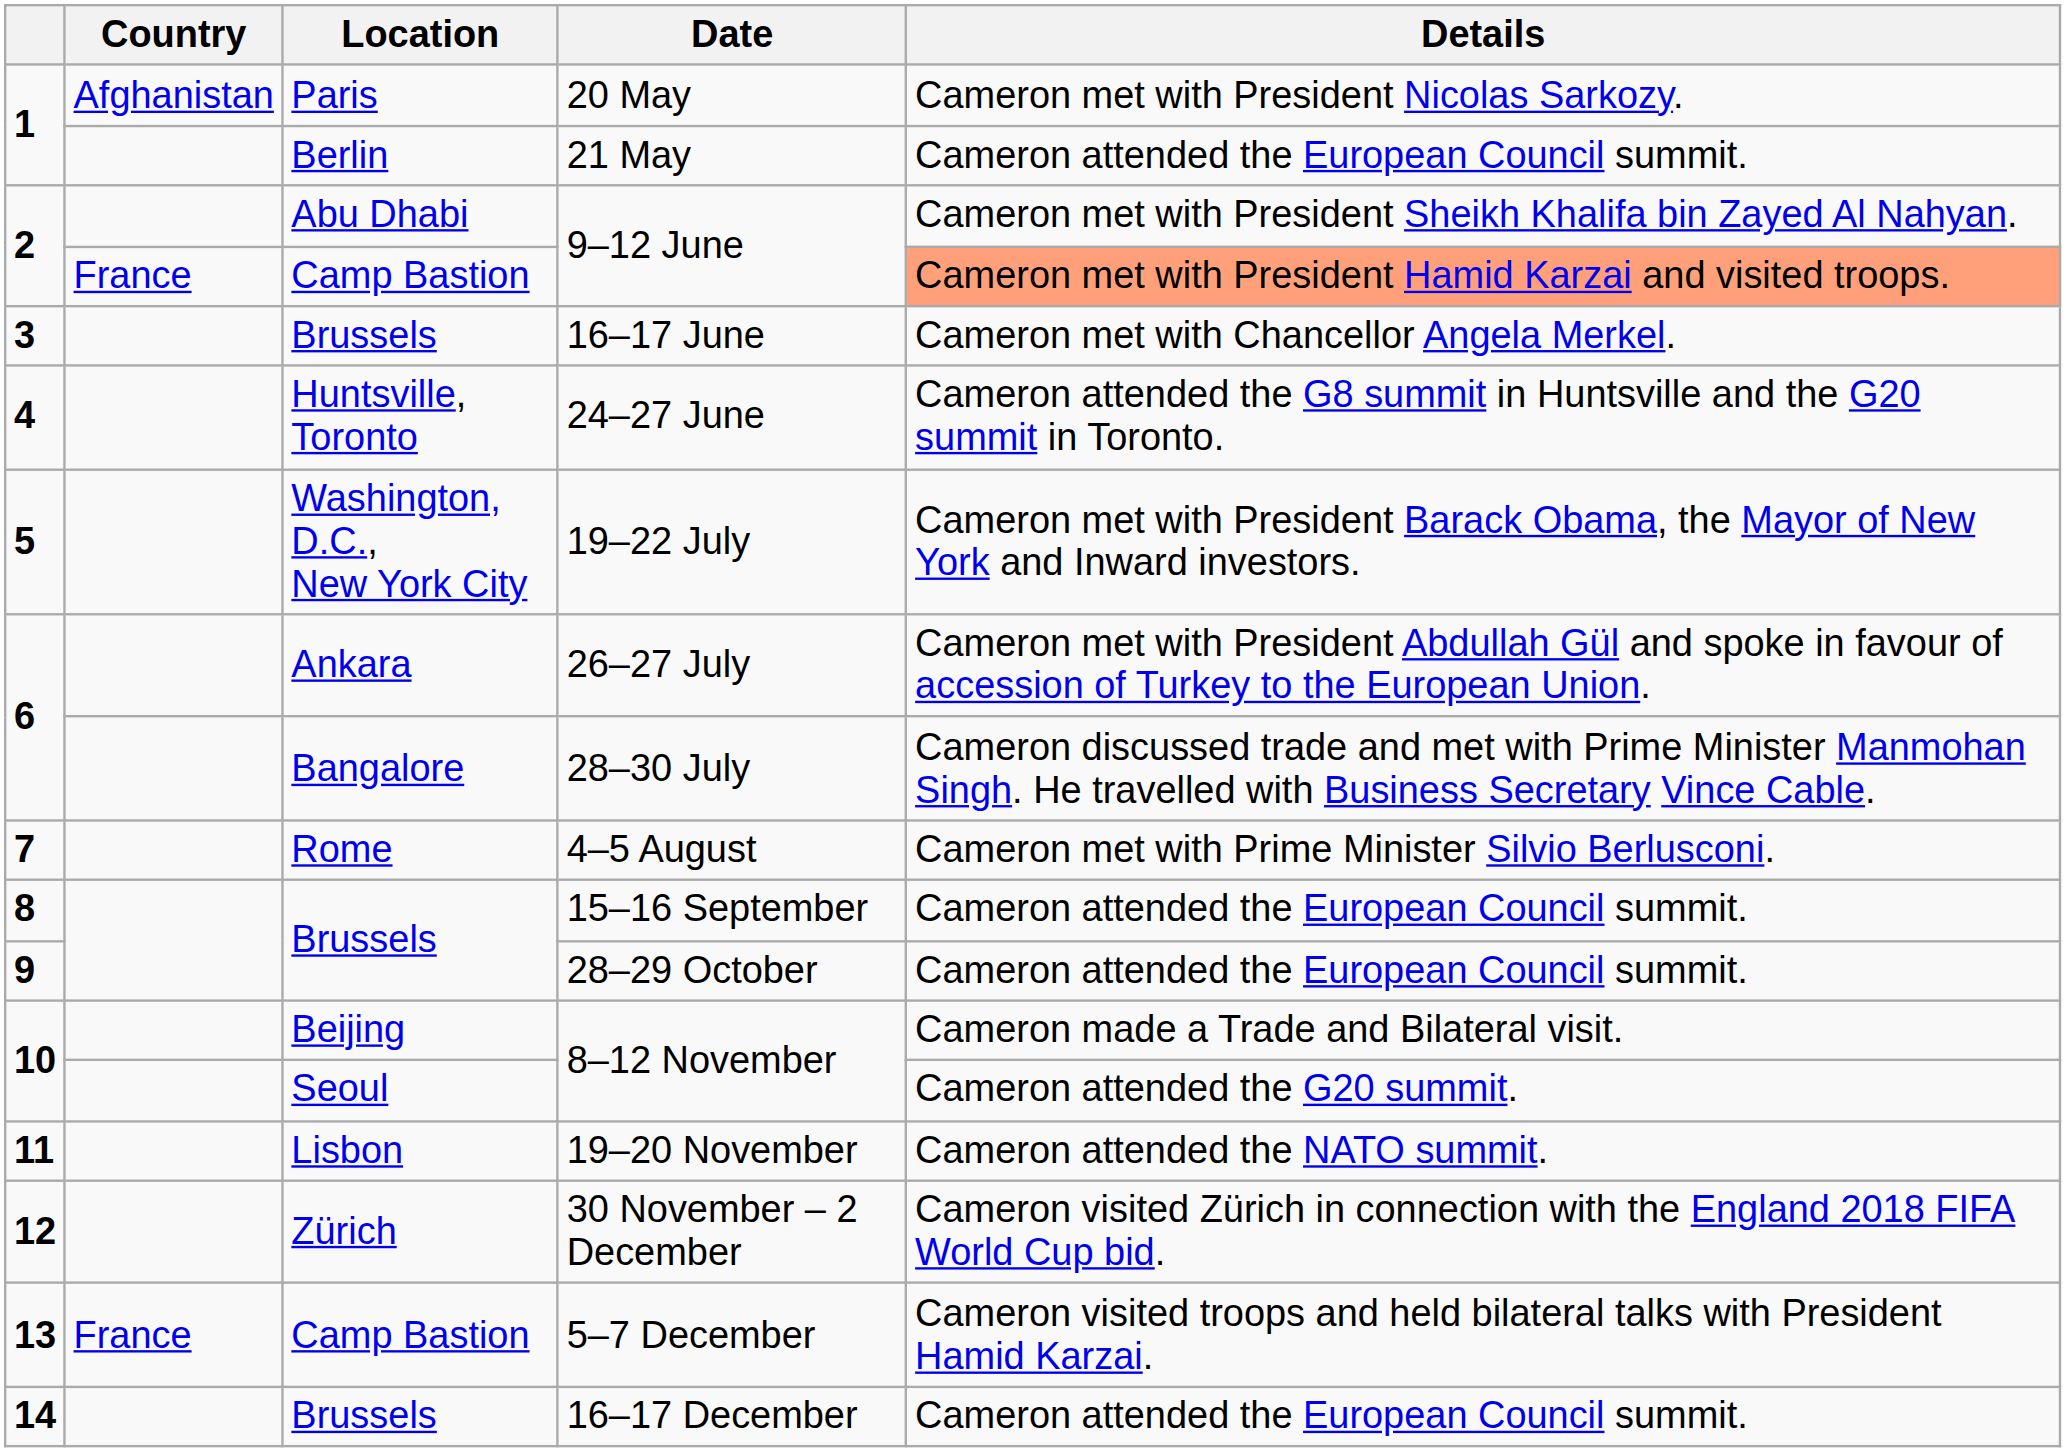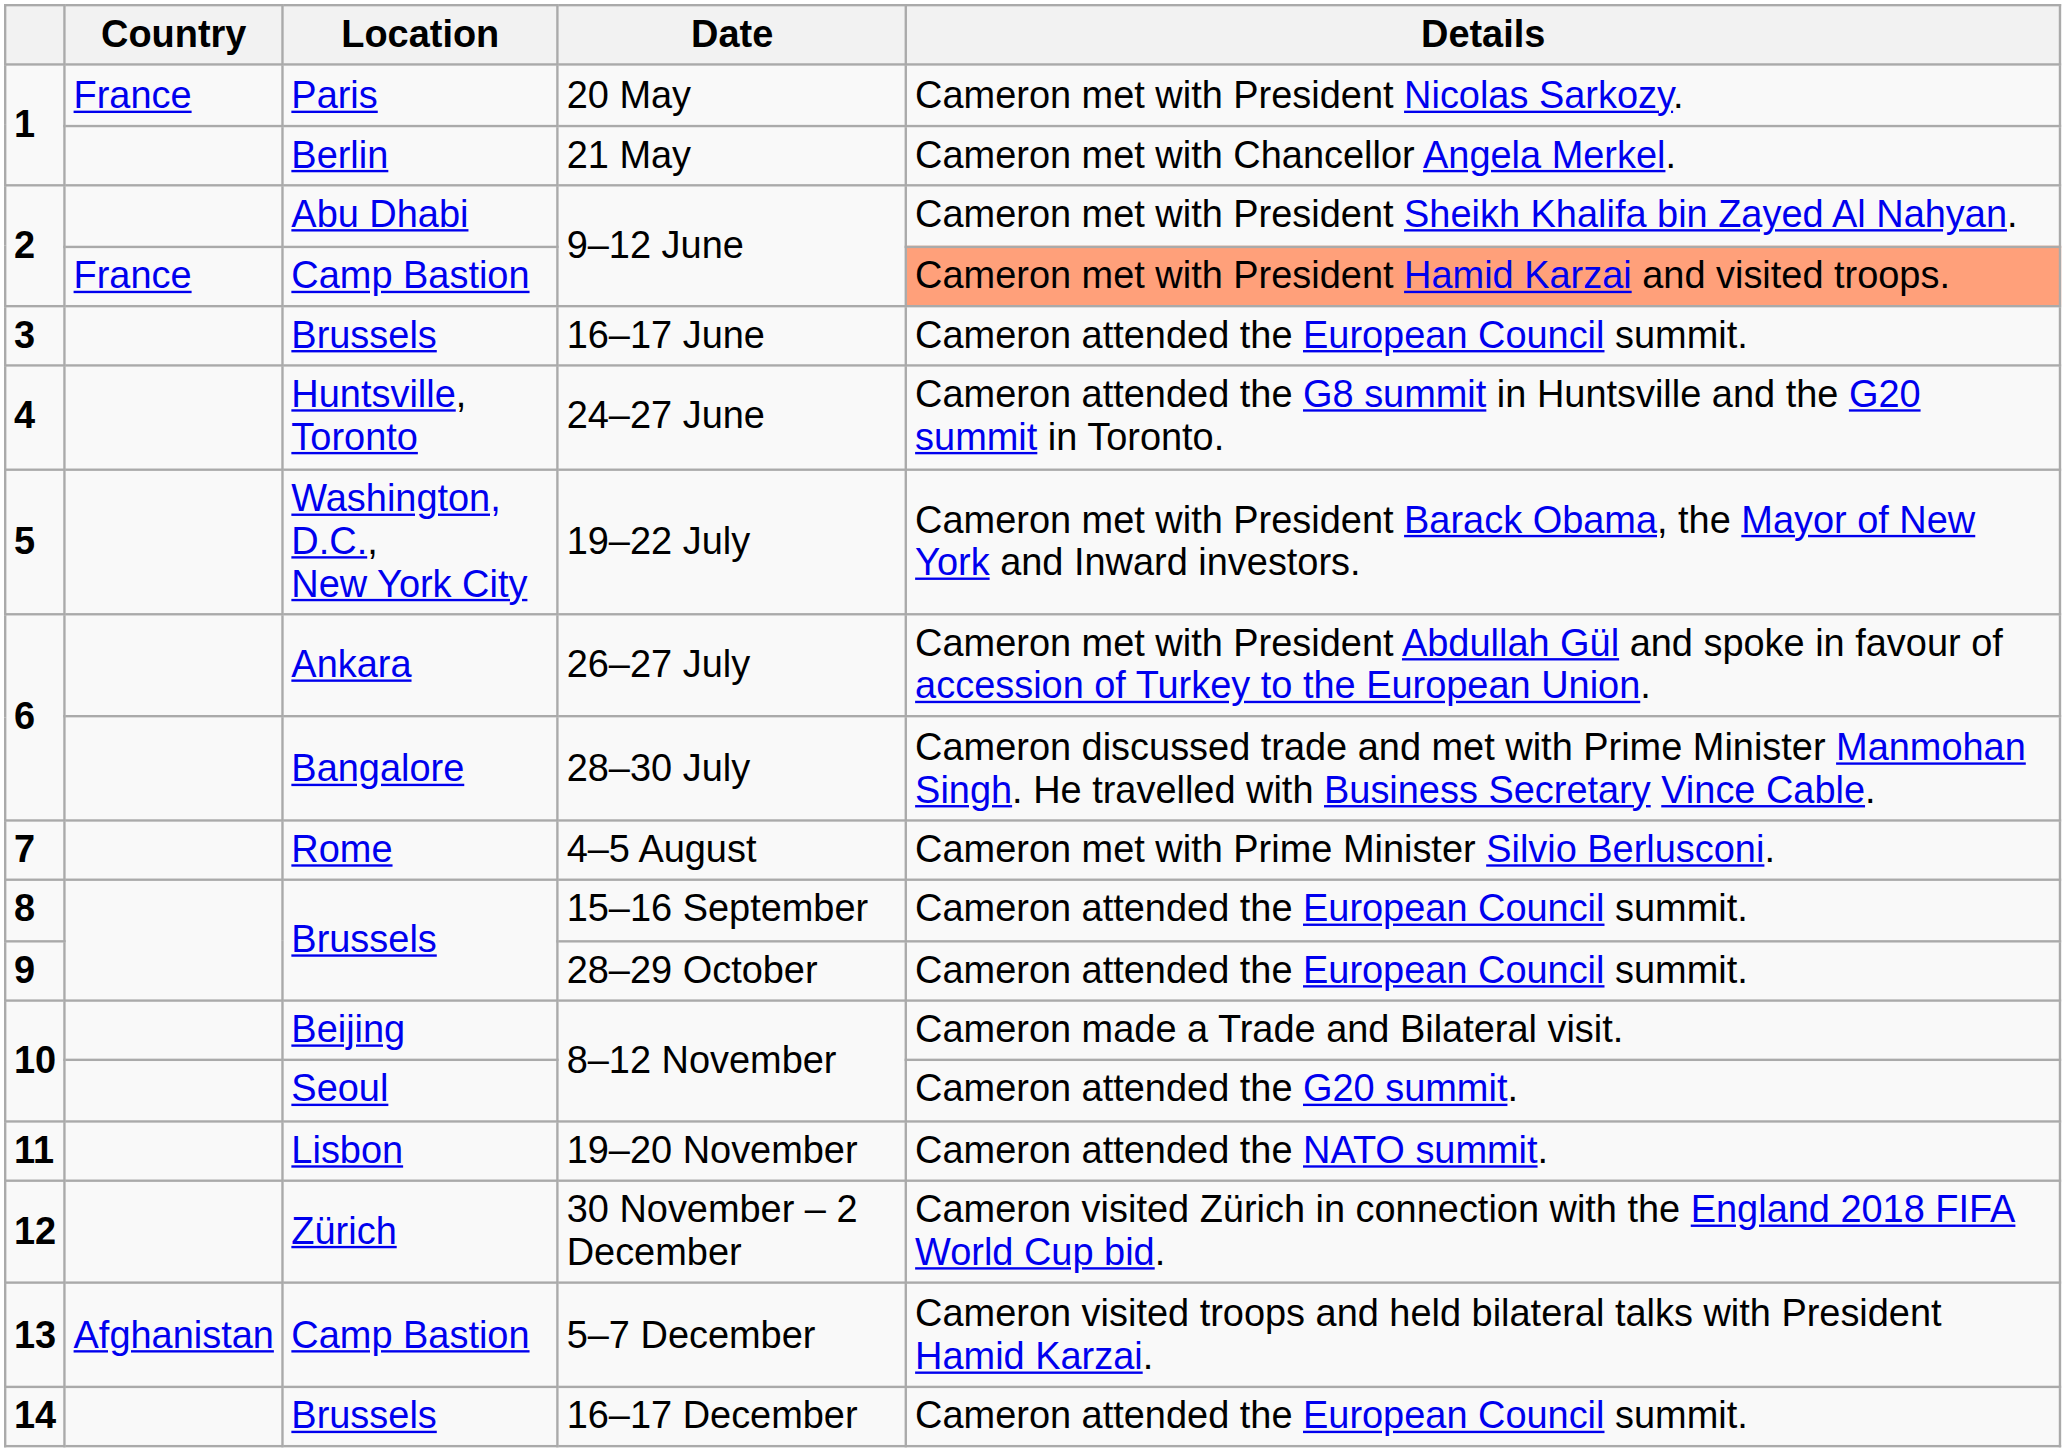(174, 94) Afghanistan -> (133, 94) France
(1331, 154) Cameron attended the European Council summit. -> (1296, 154) Cameron met with Chancellor Angela Merkel.
(1296, 335) Cameron met with Chancellor Angela Merkel. -> (1331, 335) Cameron attended the European Council summit.
(133, 1334) France -> (174, 1334) Afghanistan
